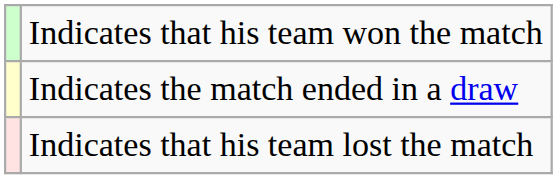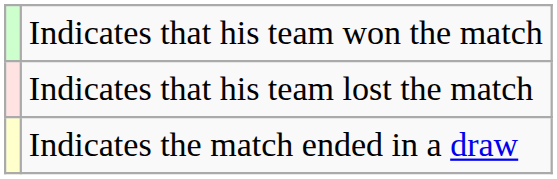rows swapped: (274, 88) <-> (281, 145)
